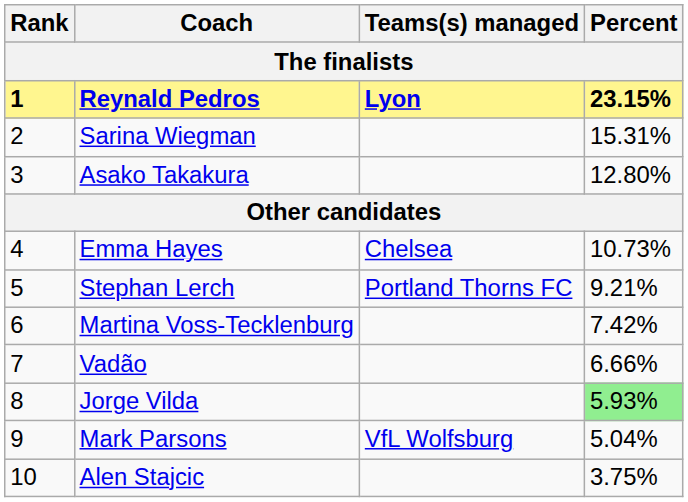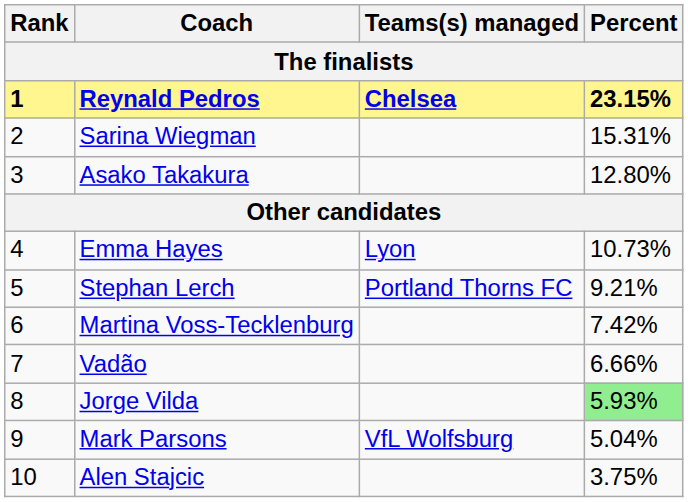(393, 99) Lyon -> (411, 99) Chelsea
(409, 250) Chelsea -> (390, 250) Lyon
